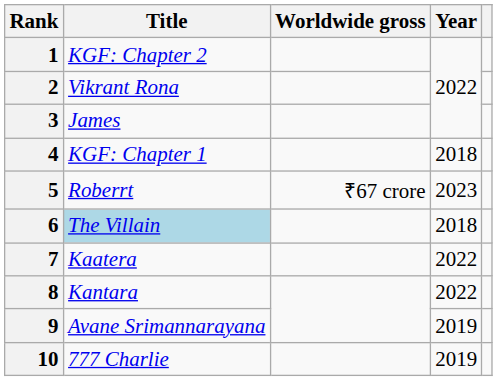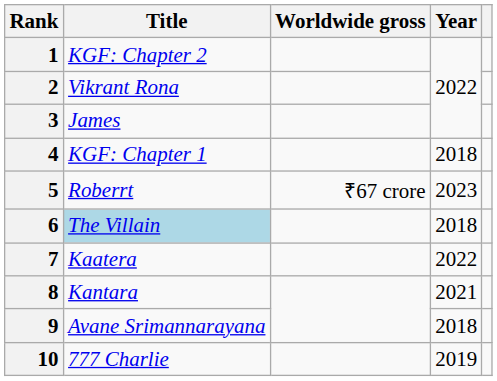(456, 292) 2022 -> (456, 292) 2021
(456, 325) 2019 -> (456, 325) 2018
